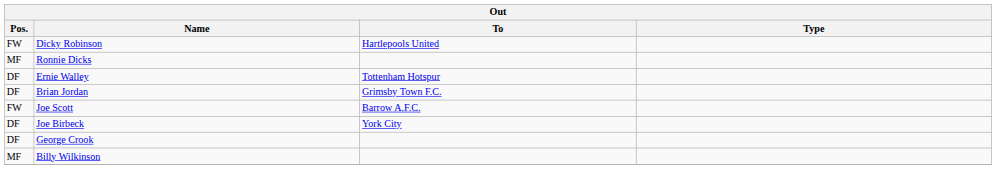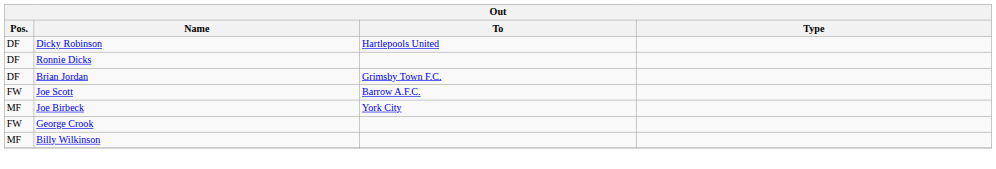(14, 44) FW -> (13, 44) DF
(14, 60) MF -> (13, 60) DF
- row: (62, 76)
(13, 124) DF -> (14, 108) MF
(13, 140) DF -> (14, 124) FW
